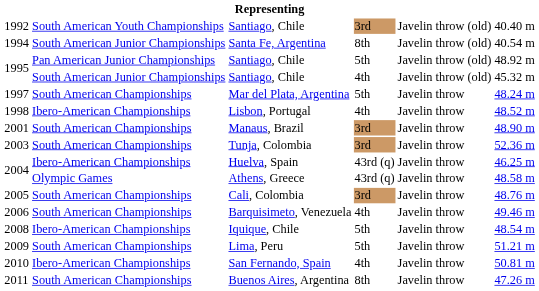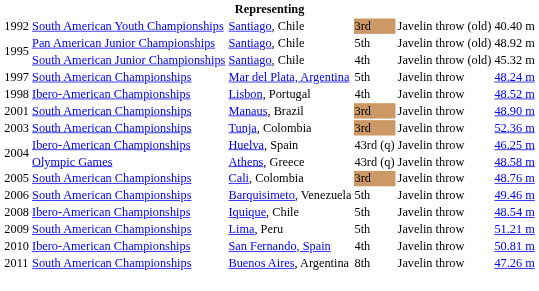- row: (17, 43)
(362, 212) 4th -> (362, 195) 5th
